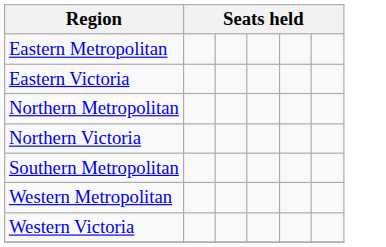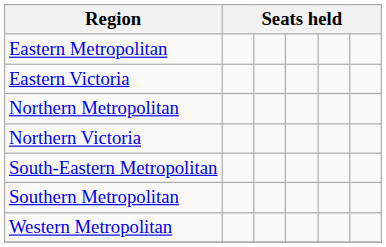+ row: (113, 167)
- row: (72, 227)
